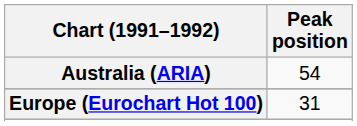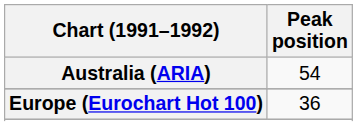(310, 103) 31 -> (310, 103) 36
